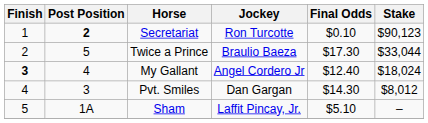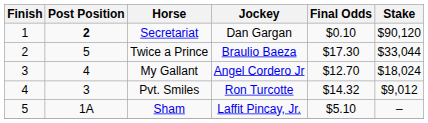(259, 33) Ron Turcotte -> (259, 33) Dan Gargan
(399, 33) $90,123 -> (399, 33) $90,120
(25, 71) bold -> (25, 71) normal
(341, 71) $12.40 -> (341, 71) $12.70
(259, 90) Dan Gargan -> (259, 90) Ron Turcotte
(341, 90) $14.30 -> (341, 90) $14.32
(399, 90) $8,012 -> (399, 90) $9,012
